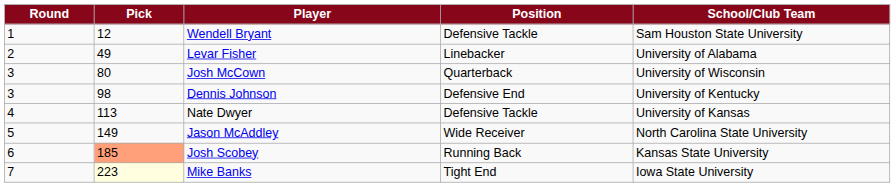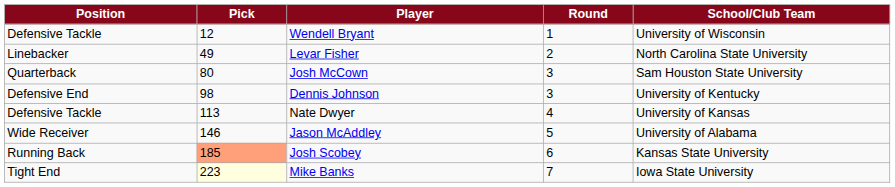columns swapped: (49, 14) <-> (537, 14)
(719, 34) Sam Houston State University -> (700, 34) University of Wisconsin
(696, 53) University of Alabama -> (722, 53) North Carolina State University
(700, 73) University of Wisconsin -> (719, 73) Sam Houston State University
(107, 133) 149 -> (210, 133) 146
(722, 133) North Carolina State University -> (696, 133) University of Alabama
